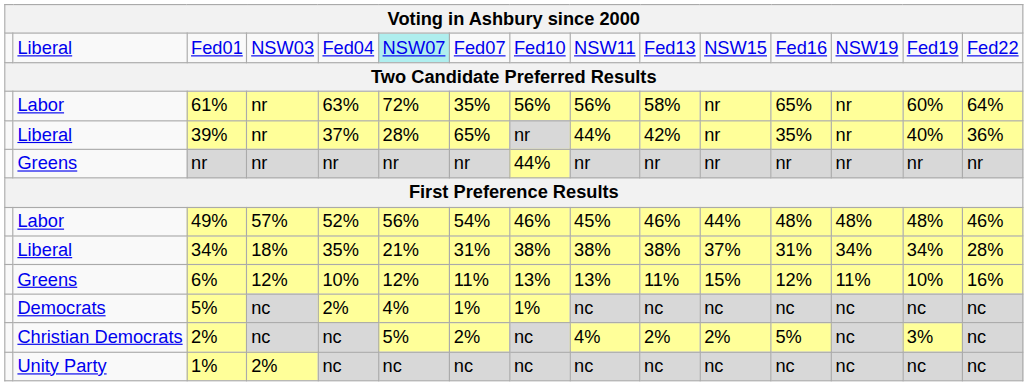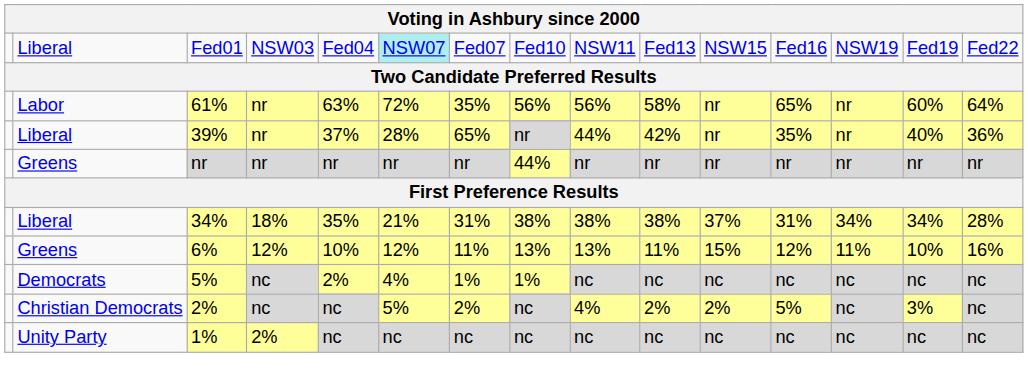- row: (209, 221)
